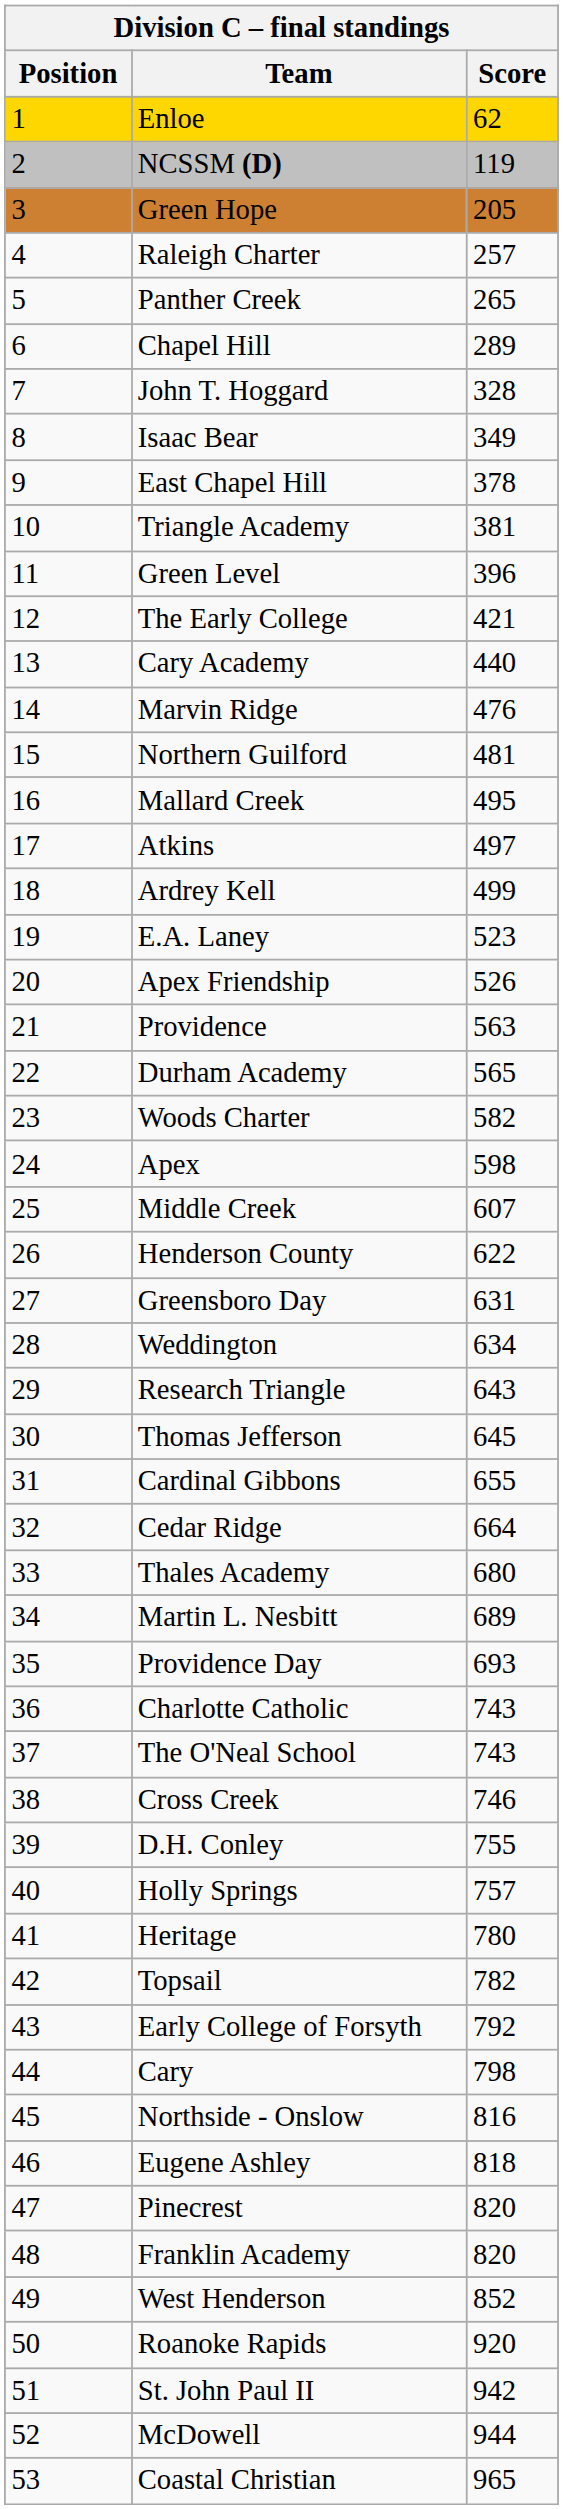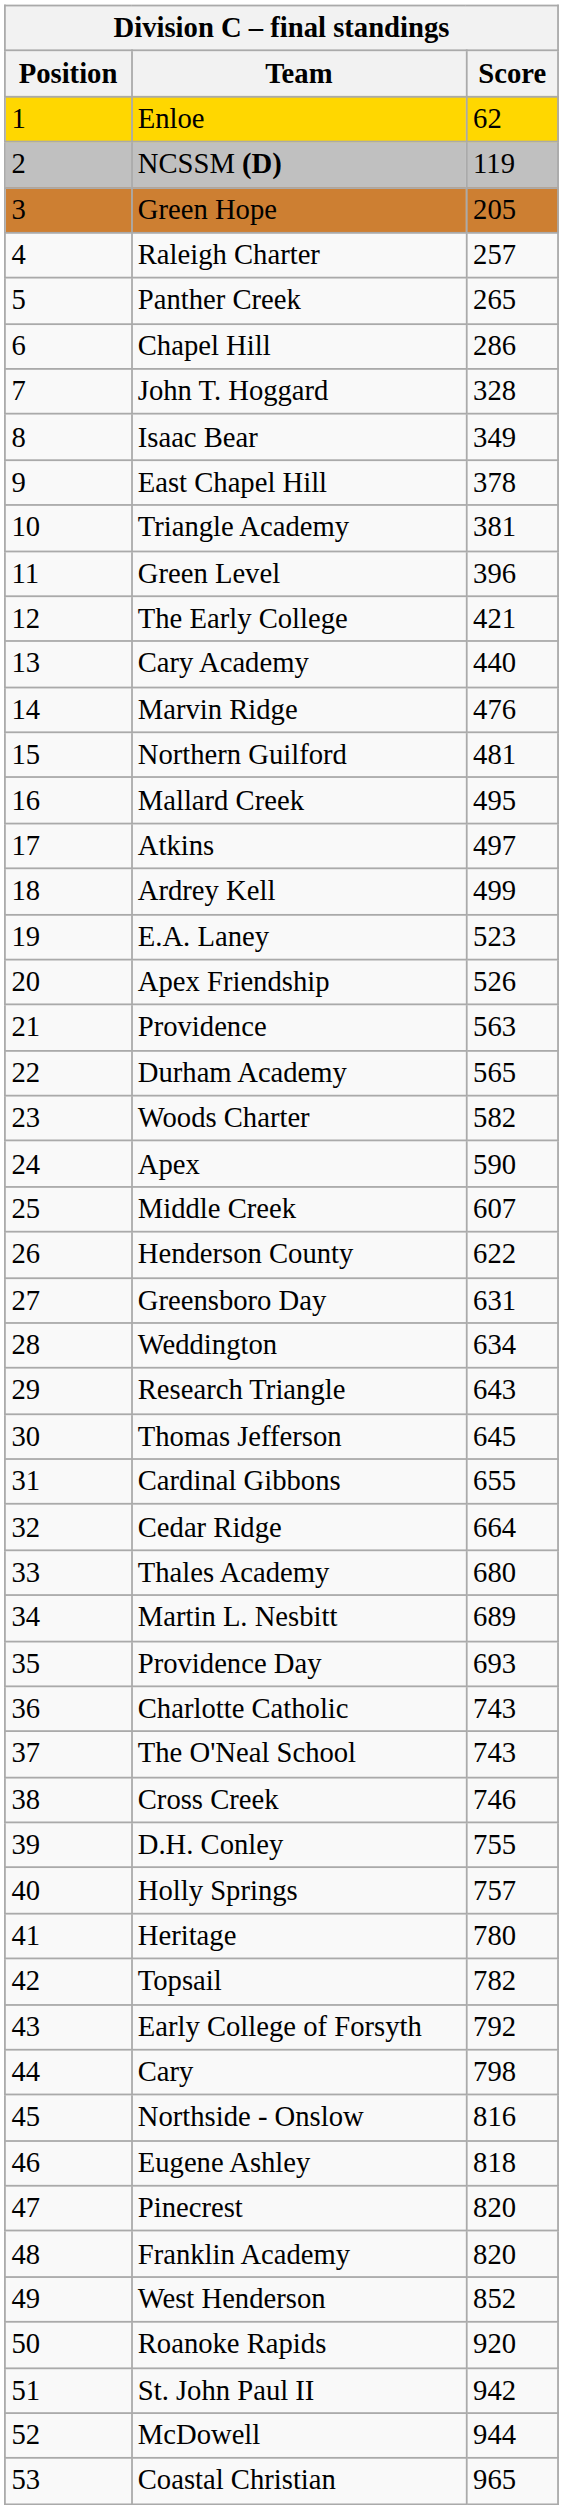(495, 345) 289 -> (495, 345) 286
(495, 1163) 598 -> (495, 1163) 590
